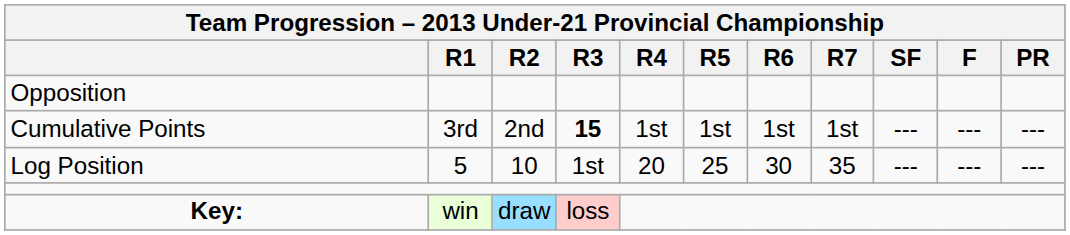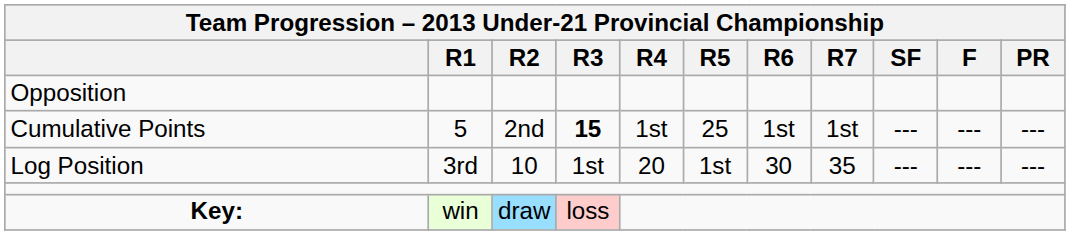(461, 129) 3rd -> (461, 129) 5
(715, 129) 1st -> (715, 129) 25
(461, 165) 5 -> (461, 165) 3rd
(715, 165) 25 -> (715, 165) 1st
